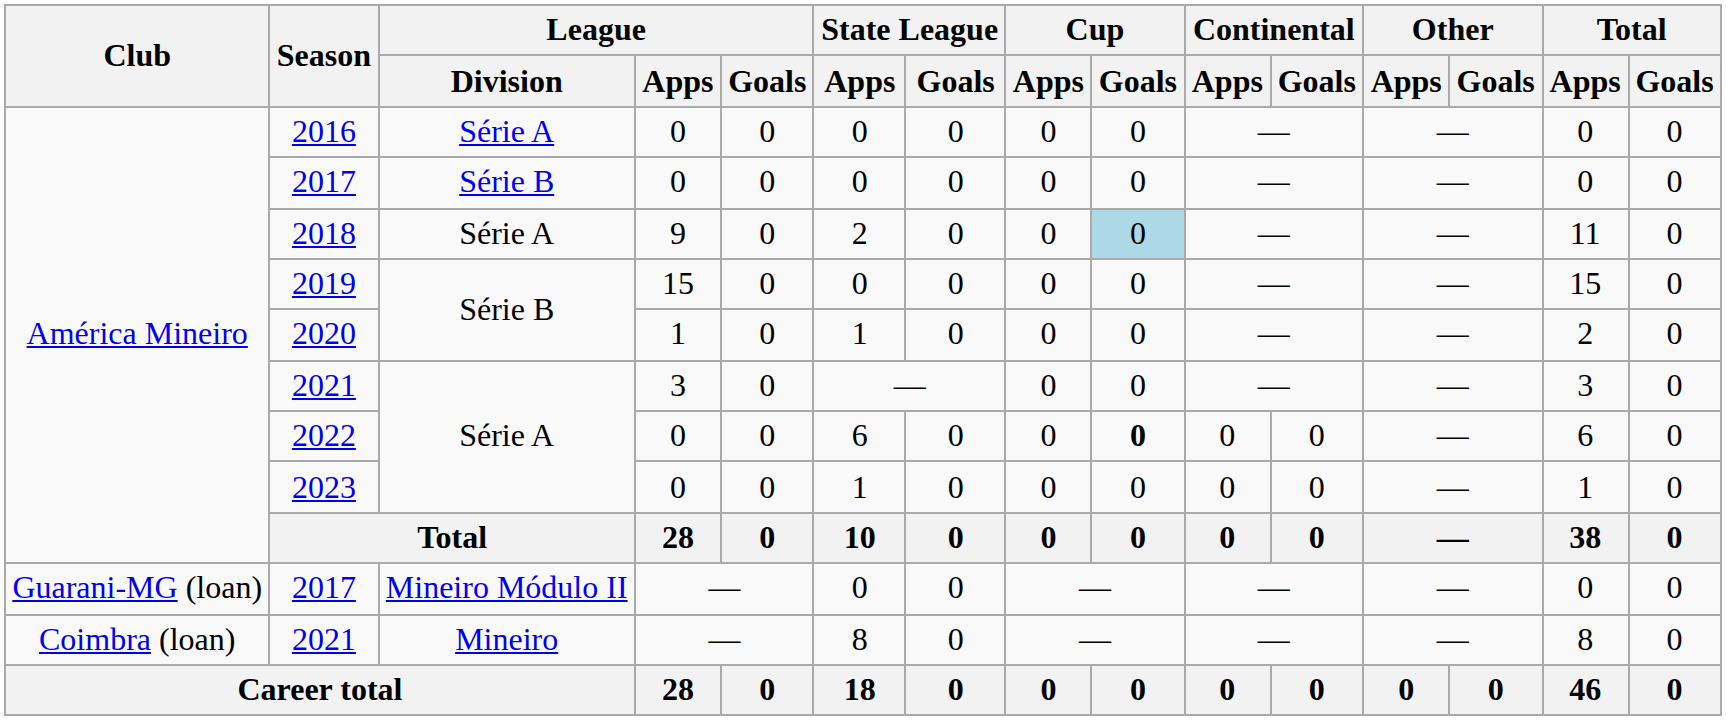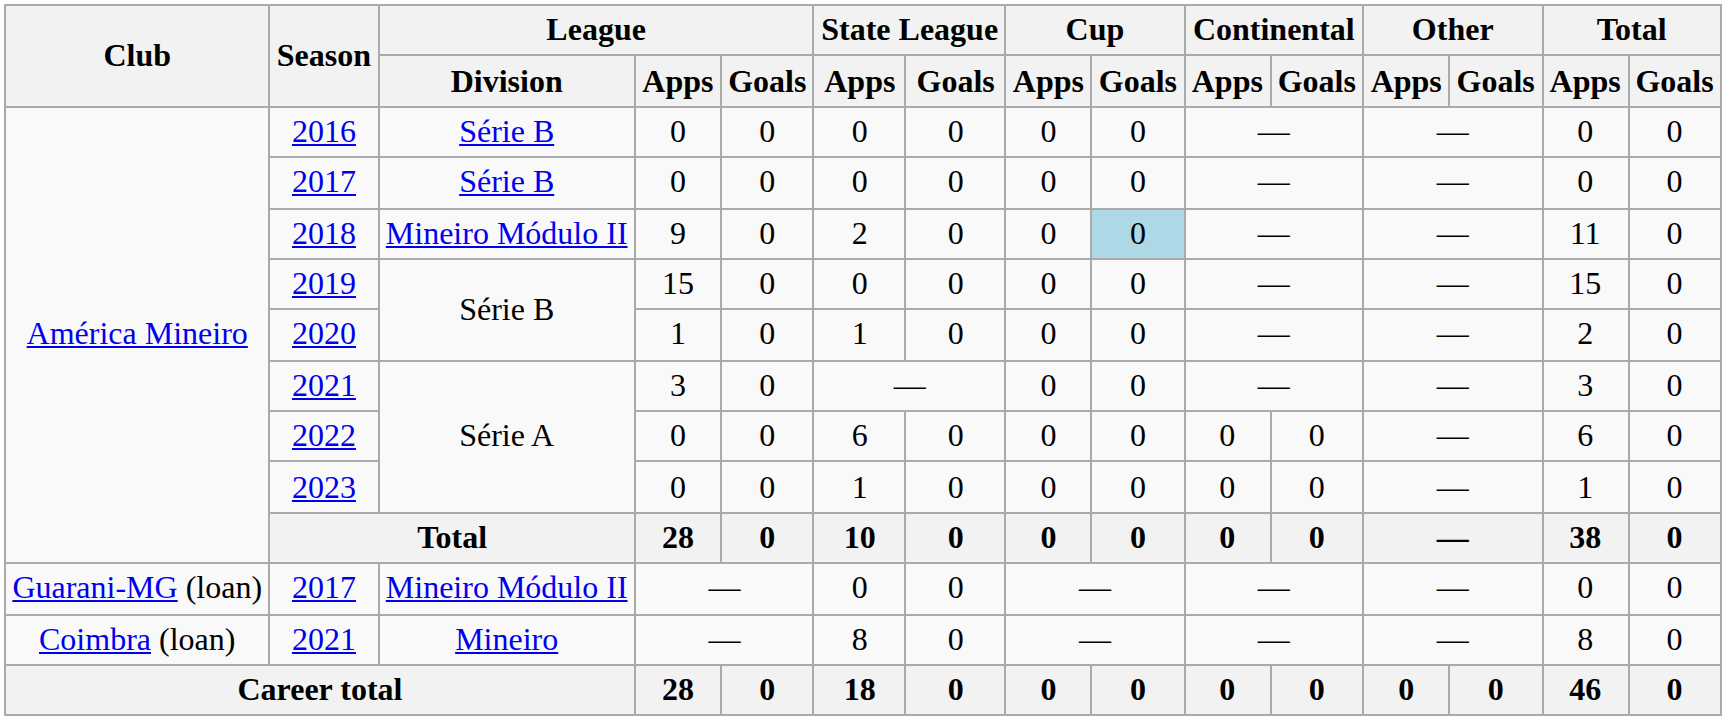(507, 131) Série A -> (507, 131) Série B
(507, 232) Série A -> (507, 232) Mineiro Módulo II
(1138, 435) bold -> (1138, 435) normal
